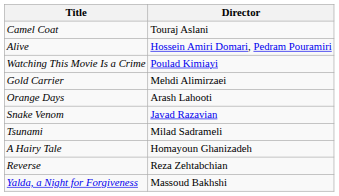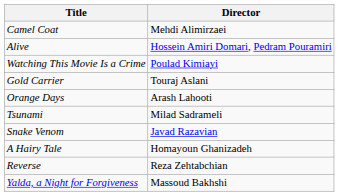(179, 30) Touraj Aslani -> (188, 30) Mehdi Alimirzaei
(188, 81) Mehdi Alimirzaei -> (179, 81) Touraj Aslani
rows swapped: (35, 115) <-> (25, 132)
